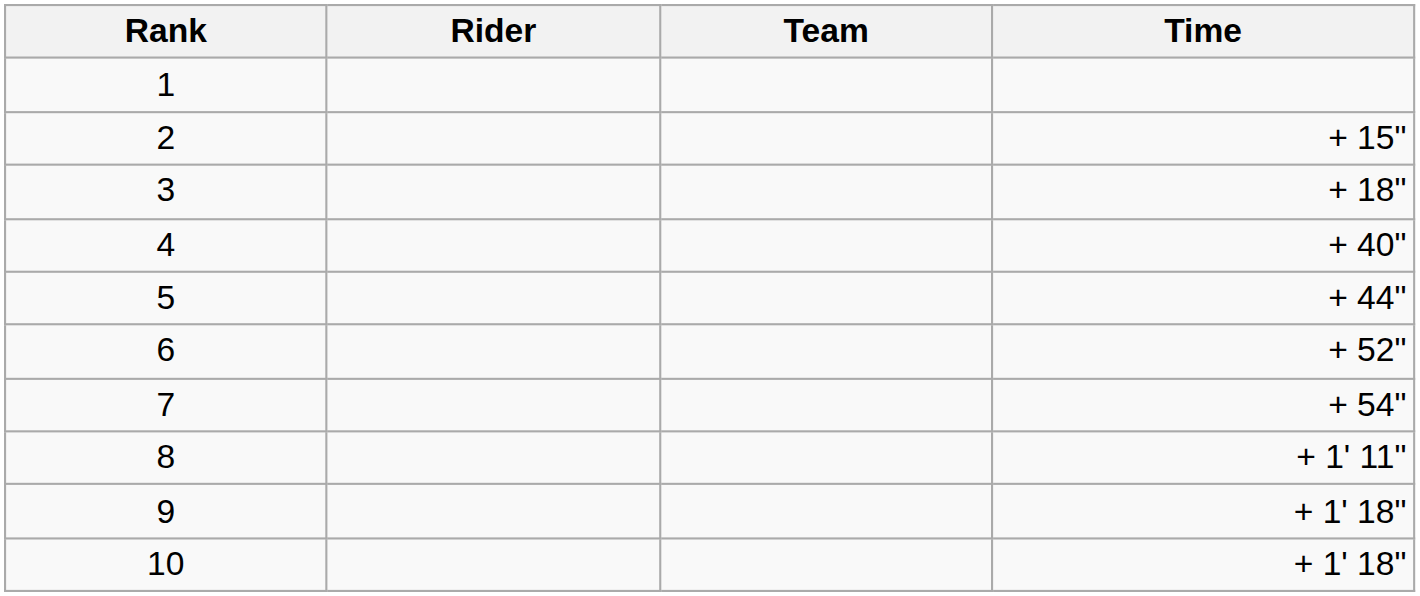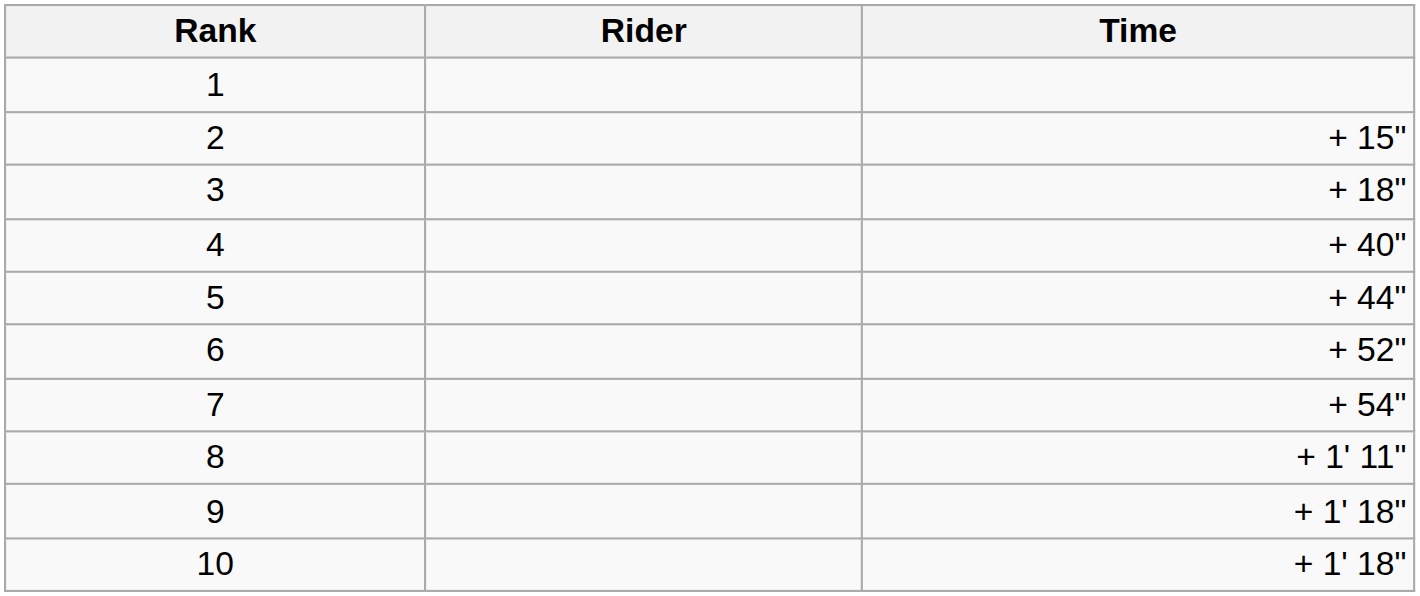- column: (826, 31)
